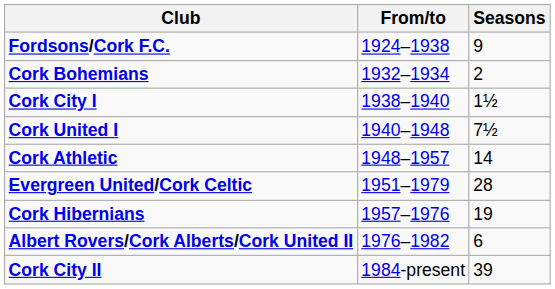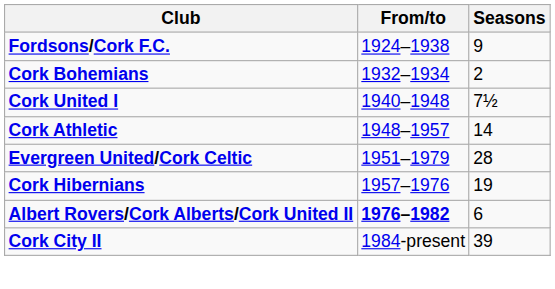- row: (53, 102)
(405, 241) normal -> (405, 213) bold
